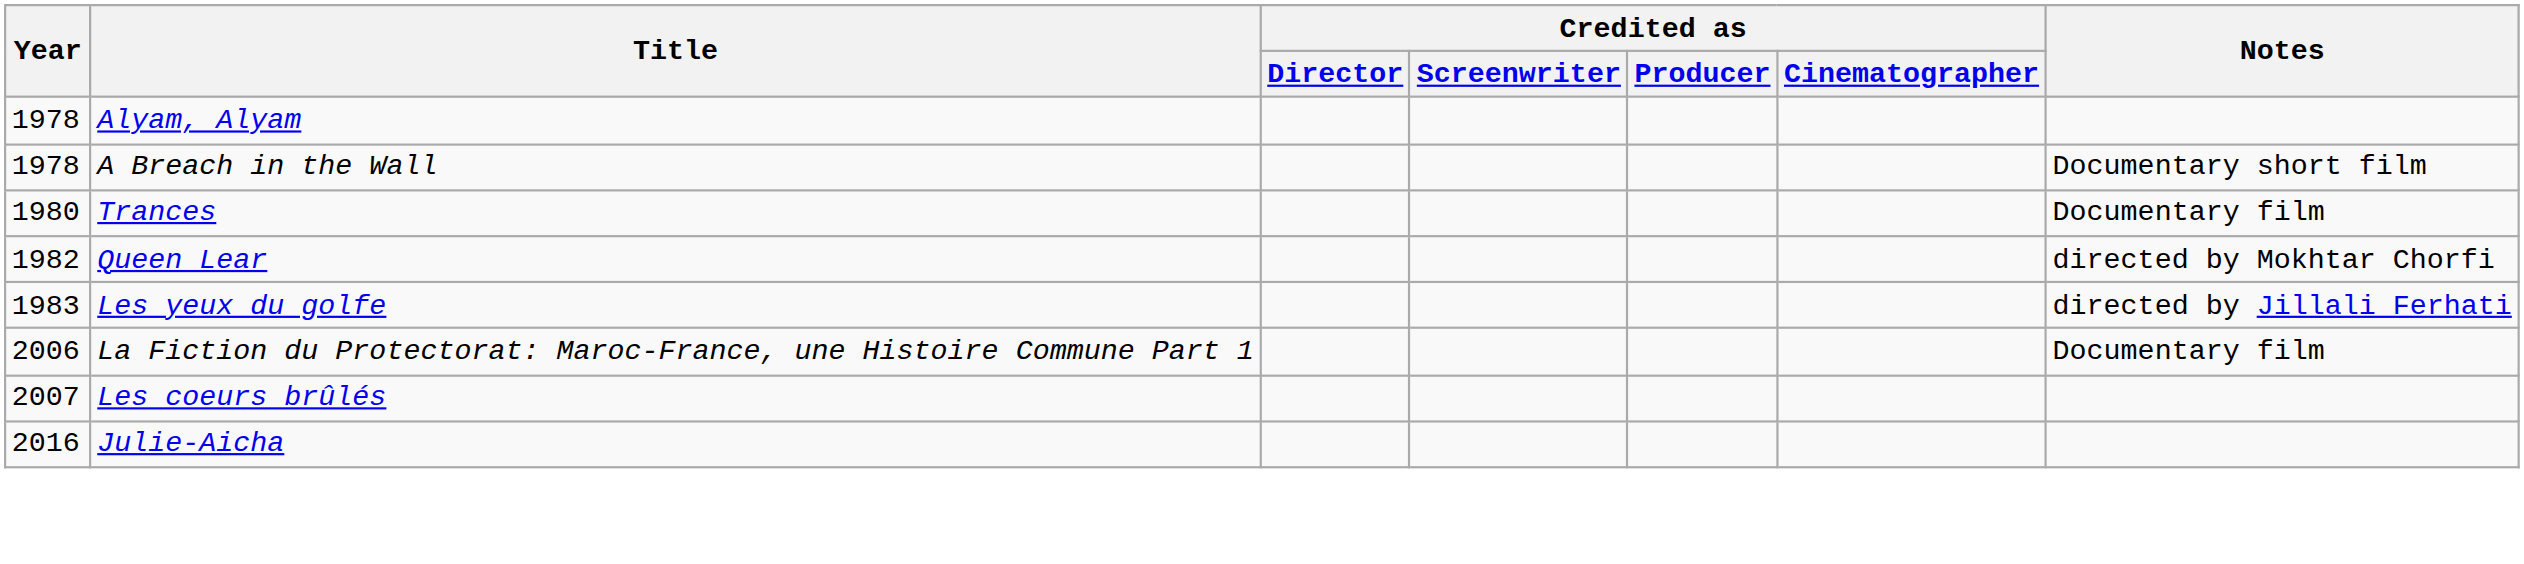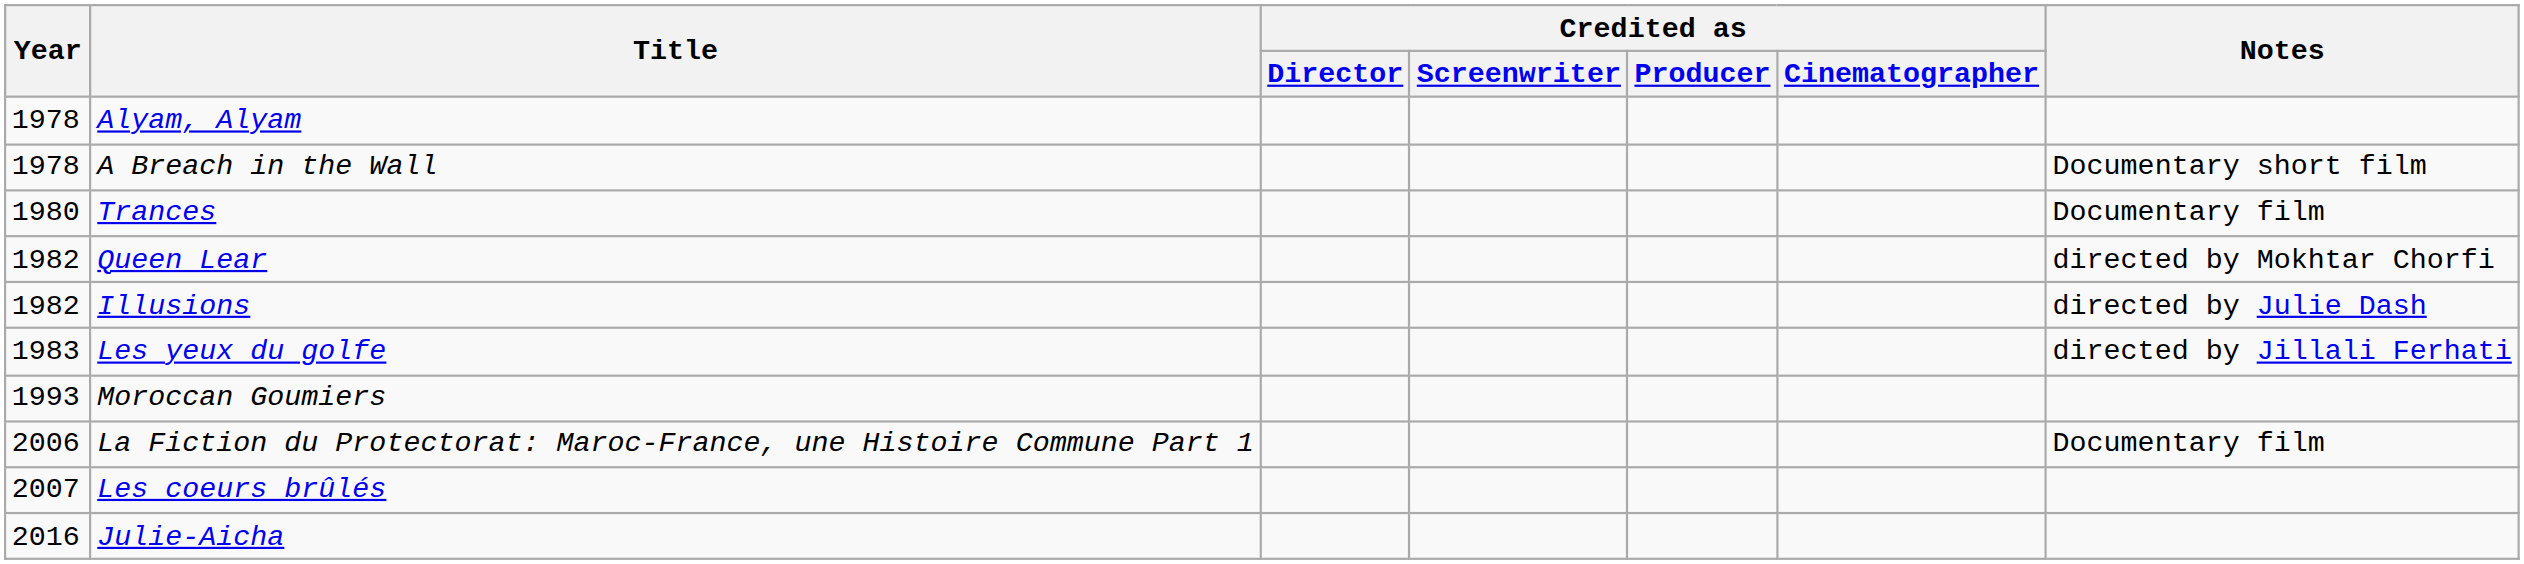+ row: (174, 305)
+ row: (242, 398)
